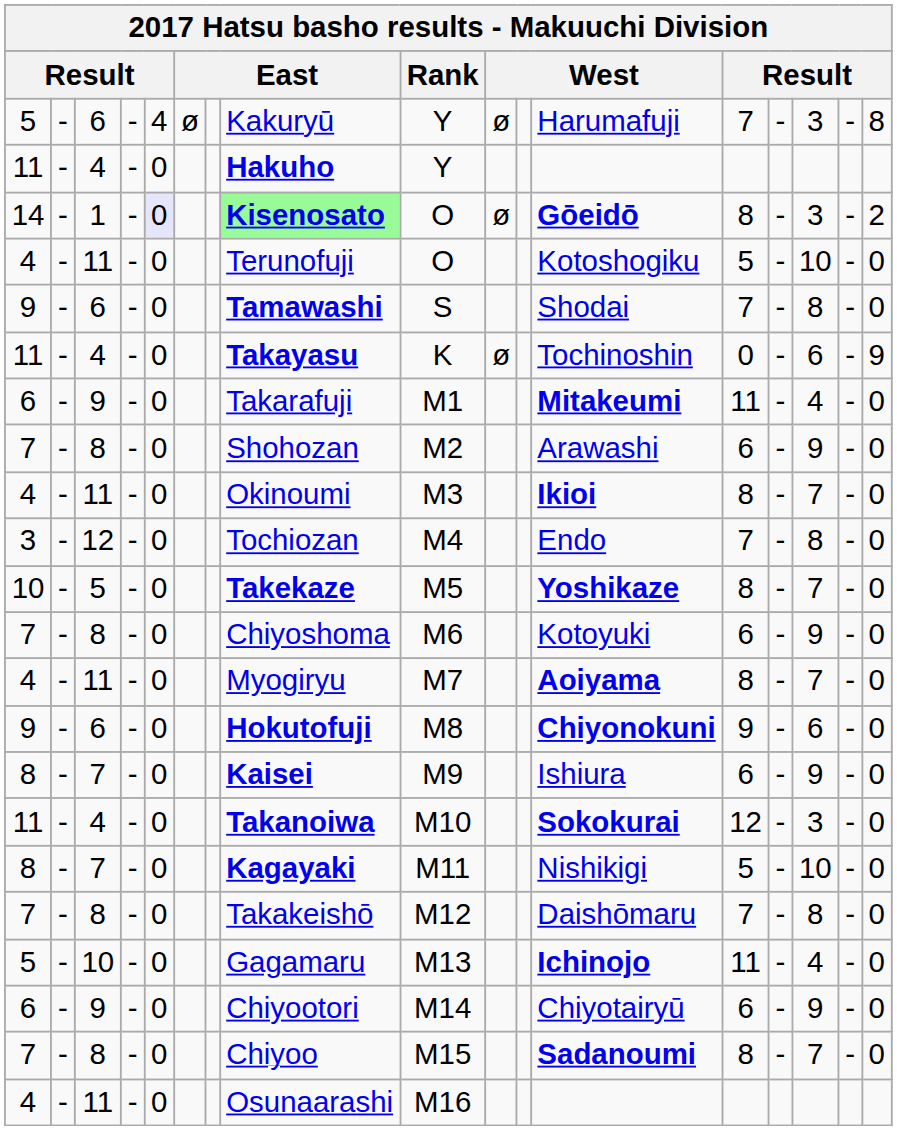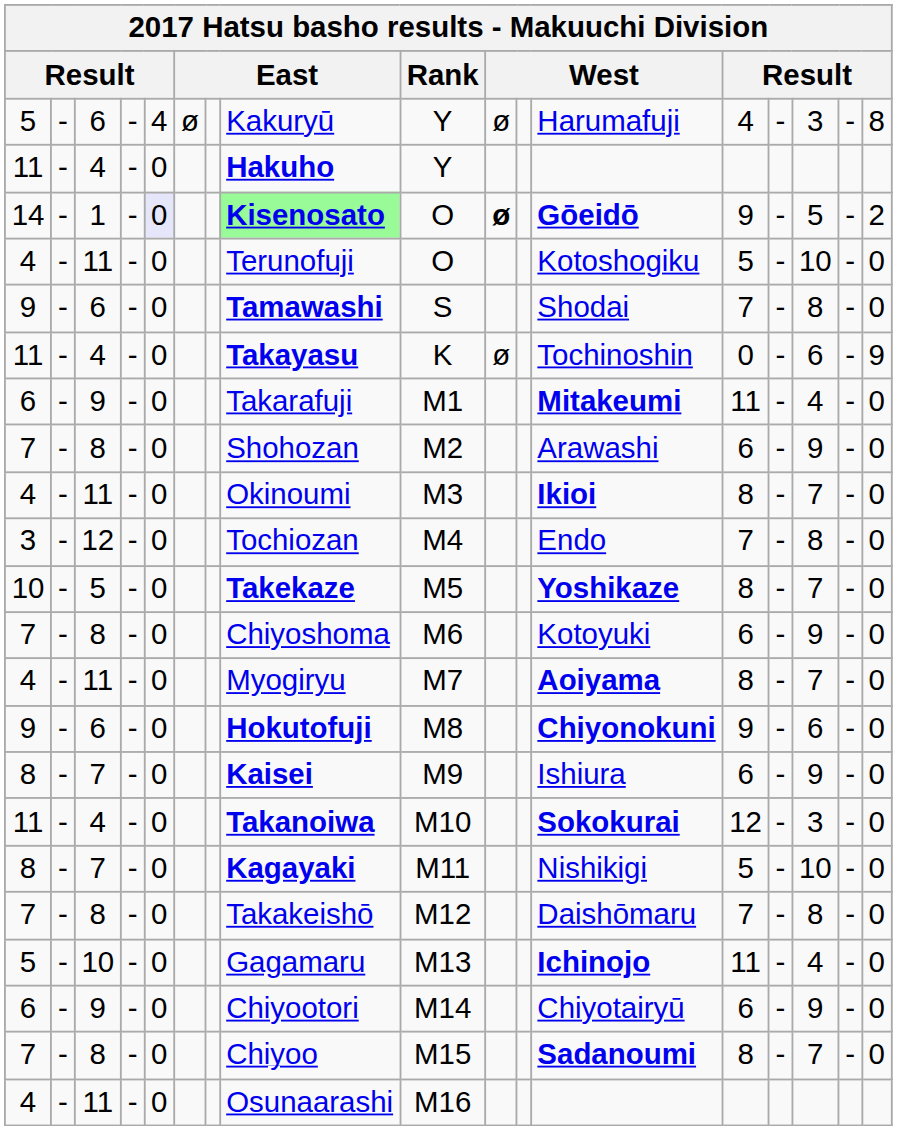(746, 121) 7 -> (746, 121) 4
(501, 214) normal -> (501, 214) bold
(746, 214) 8 -> (746, 214) 9
(815, 214) 3 -> (815, 214) 5
